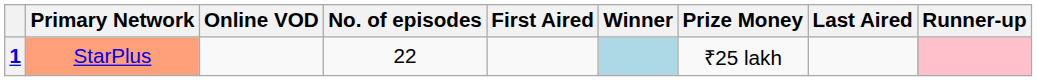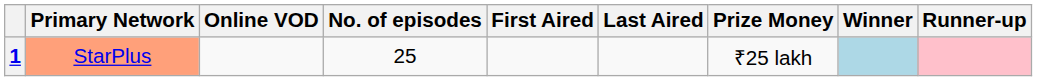columns swapped: (863, 20) <-> (638, 20)
(405, 56) 22 -> (405, 56) 25
